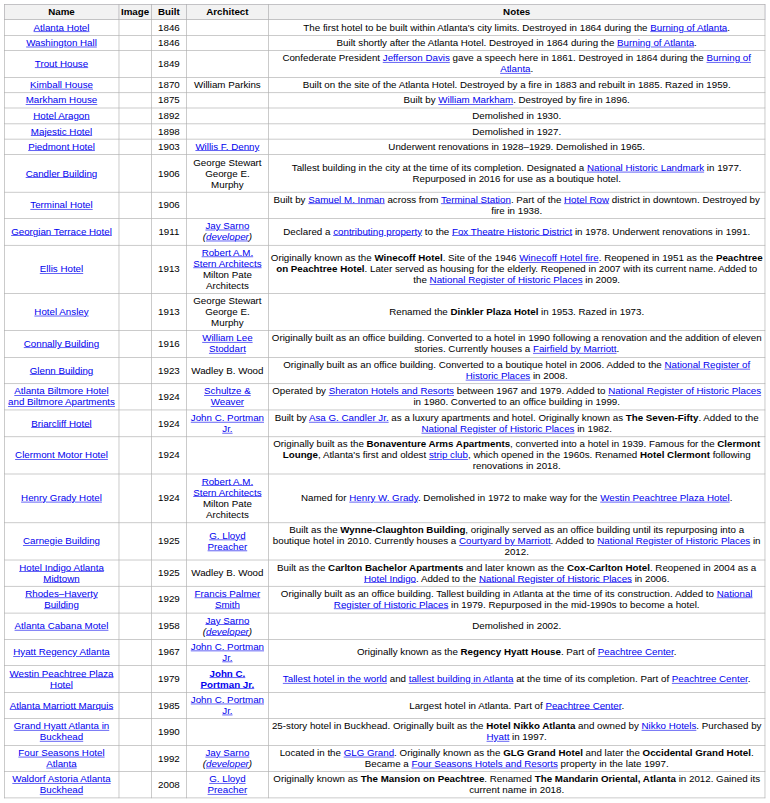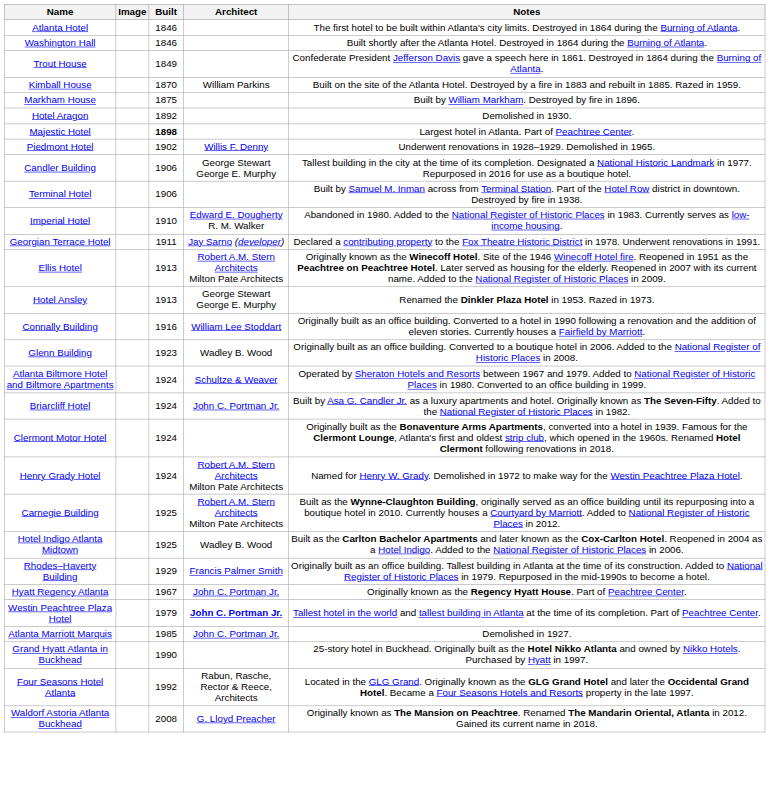(169, 131) normal -> (166, 131) bold
(517, 131) Demolished in 1927. -> (527, 131) Largest hotel in Atlanta. Part of Peachtree Center.
(169, 147) 1903 -> (166, 147) 1902
+ row: (60, 220)
(227, 541) G. Lloyd Preacher -> (236, 512) Robert A.M. Stern Architects Milton Pate Architects
- row: (61, 626)
(517, 705) Largest hotel in Atlanta. Part of Peachtree Center. -> (527, 634) Demolished in 1927.
(227, 758) Jay Sarno (developer) -> (236, 687) Rabun, Rasche, Rector & Reece, Architects
